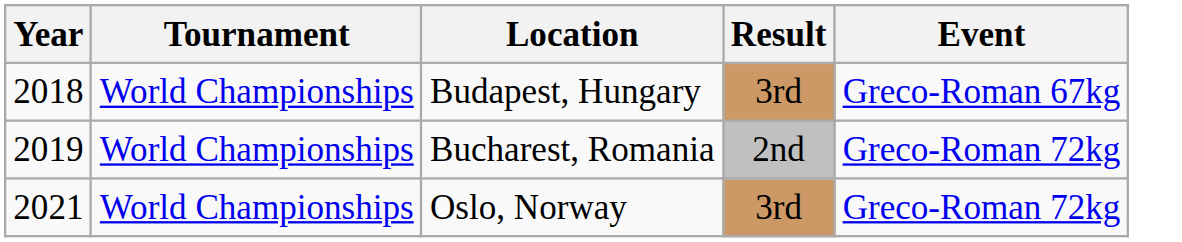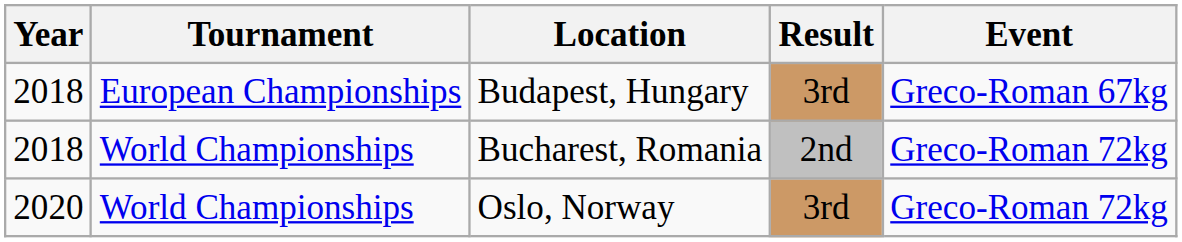(257, 91) World Championships -> (281, 91) European Championships
(48, 149) 2019 -> (48, 149) 2018
(48, 207) 2021 -> (48, 207) 2020
